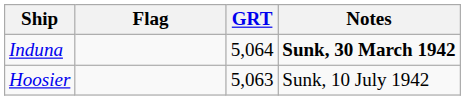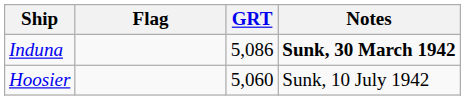(252, 49) 5,064 -> (252, 49) 5,086
(252, 79) 5,063 -> (252, 79) 5,060
